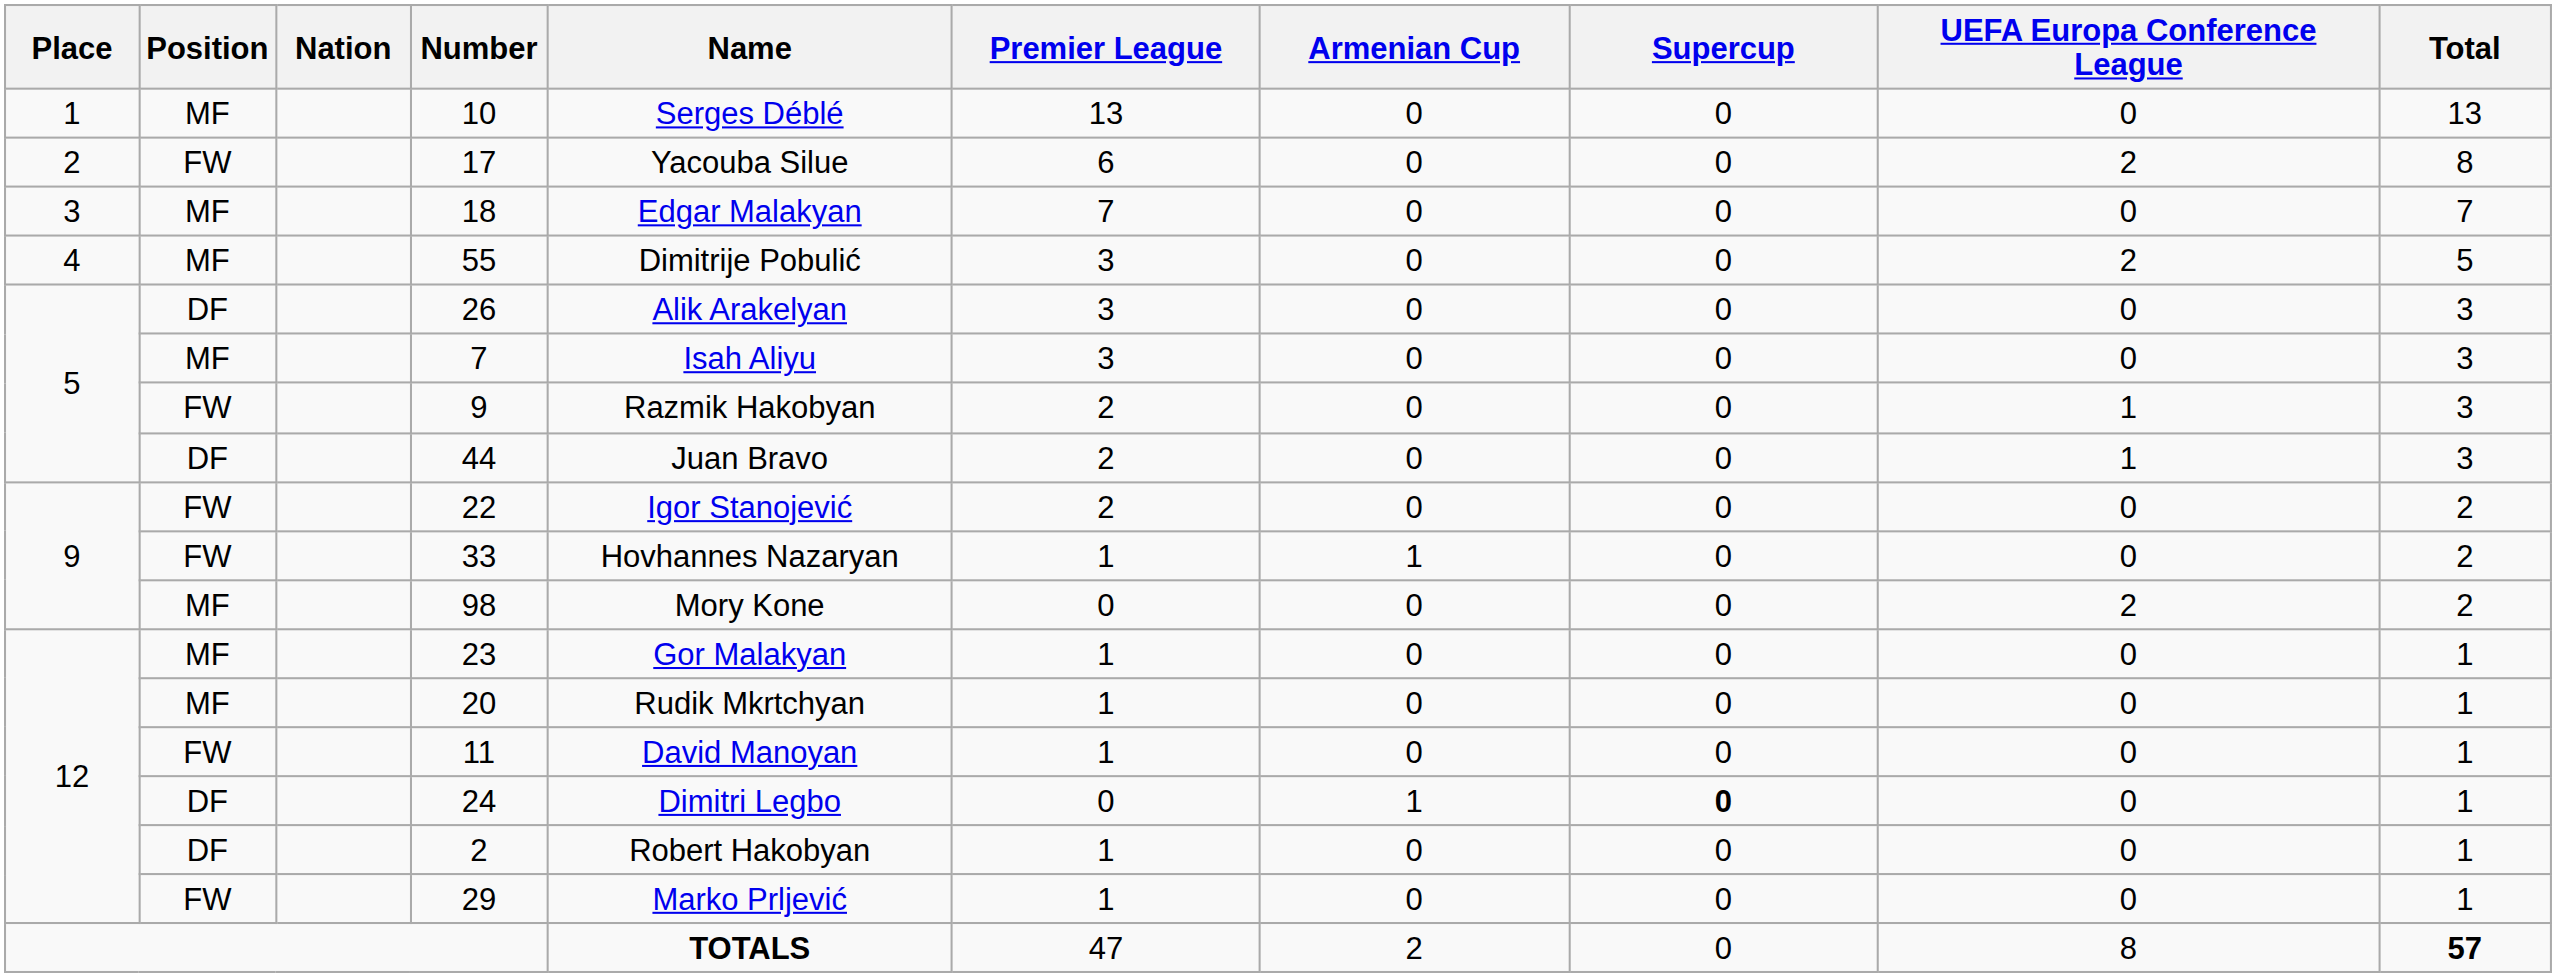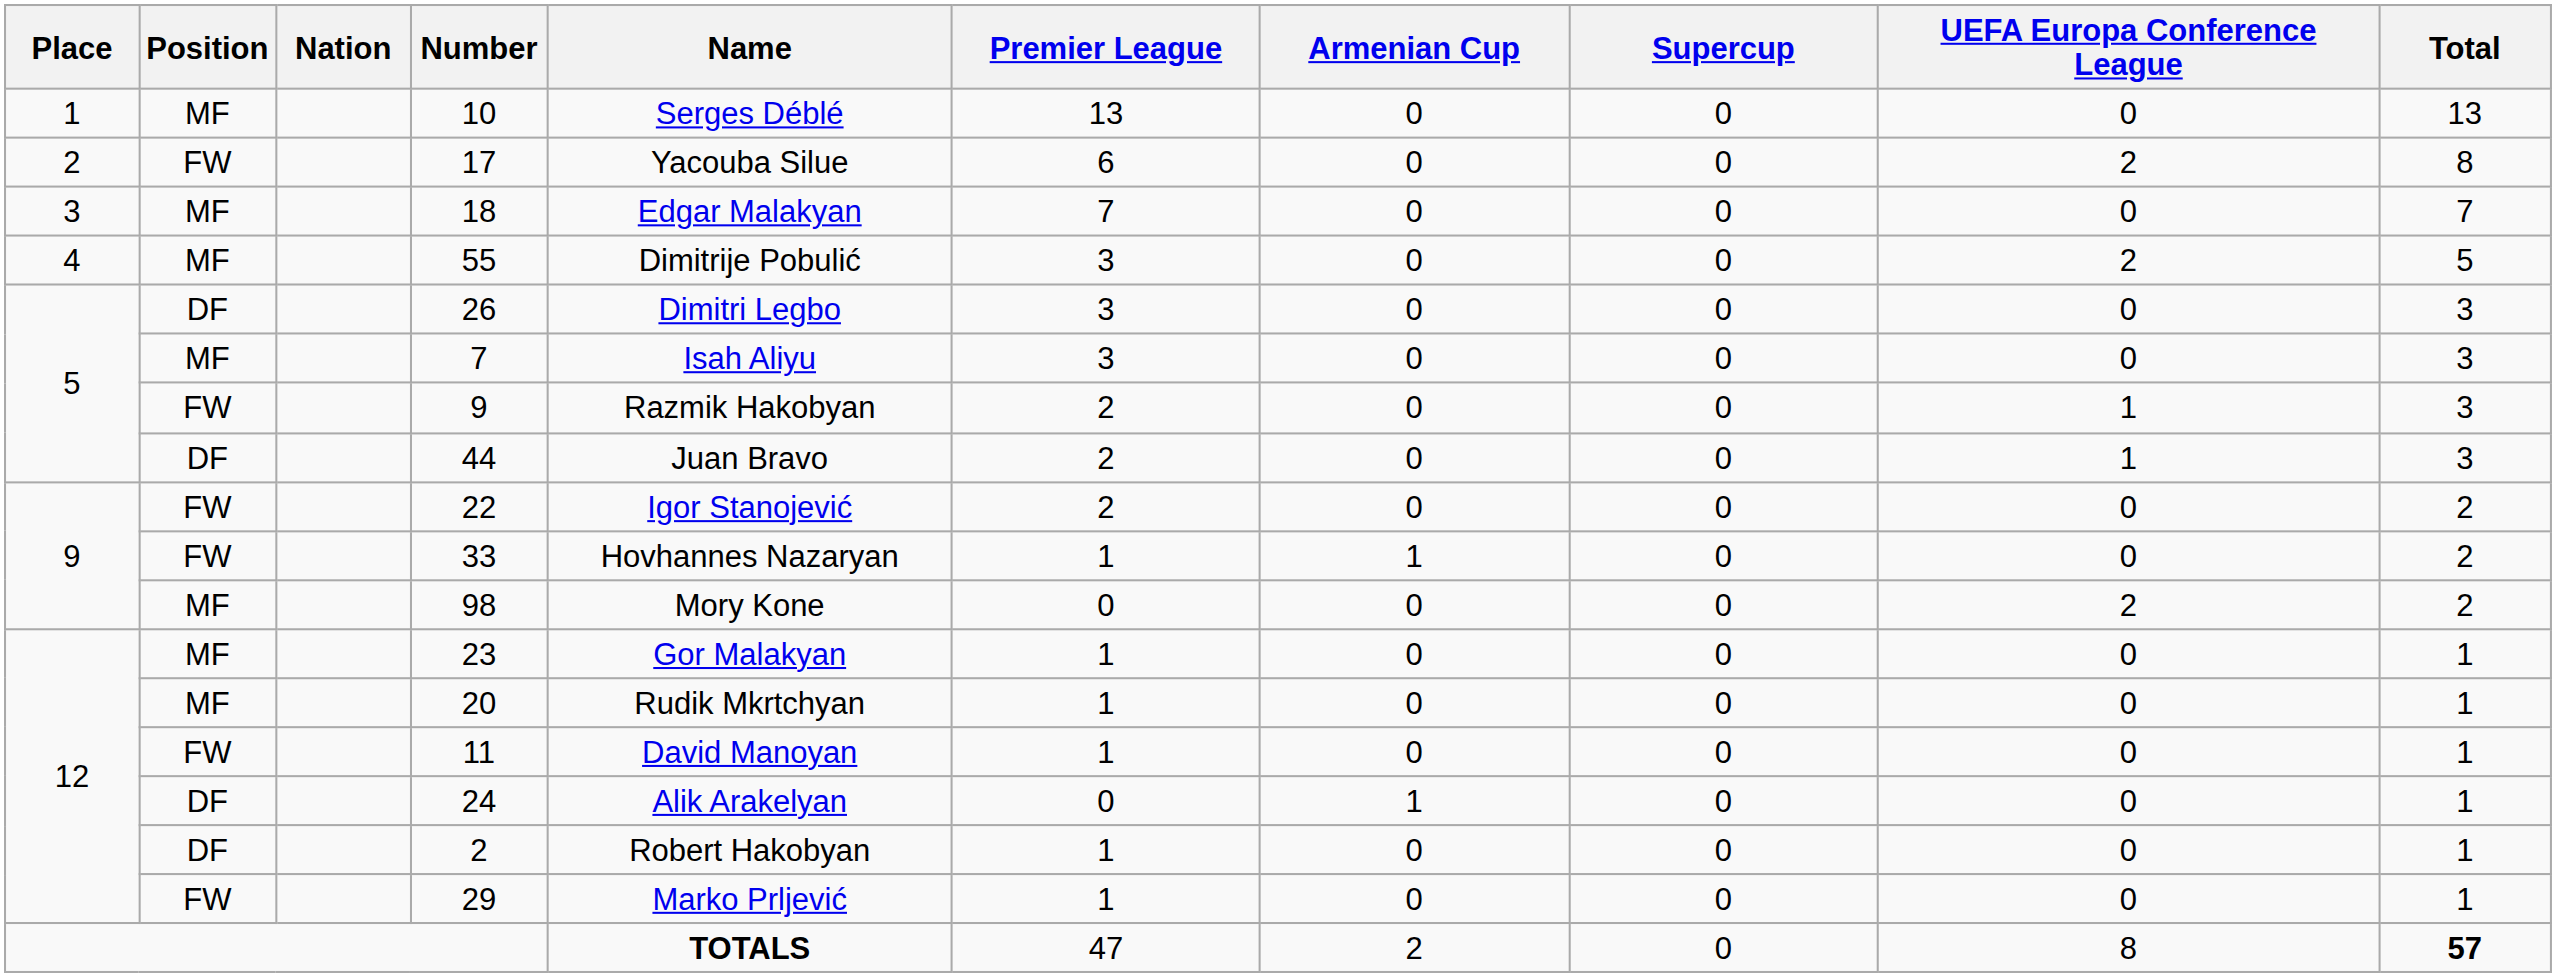(750, 310) Alik Arakelyan -> (750, 310) Dimitri Legbo
(750, 801) Dimitri Legbo -> (750, 801) Alik Arakelyan
(1723, 801) bold -> (1723, 801) normal
